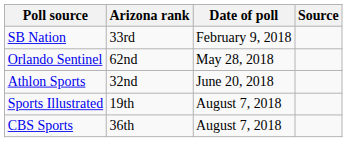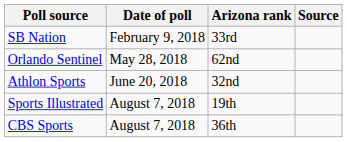columns swapped: (244, 15) <-> (150, 15)
